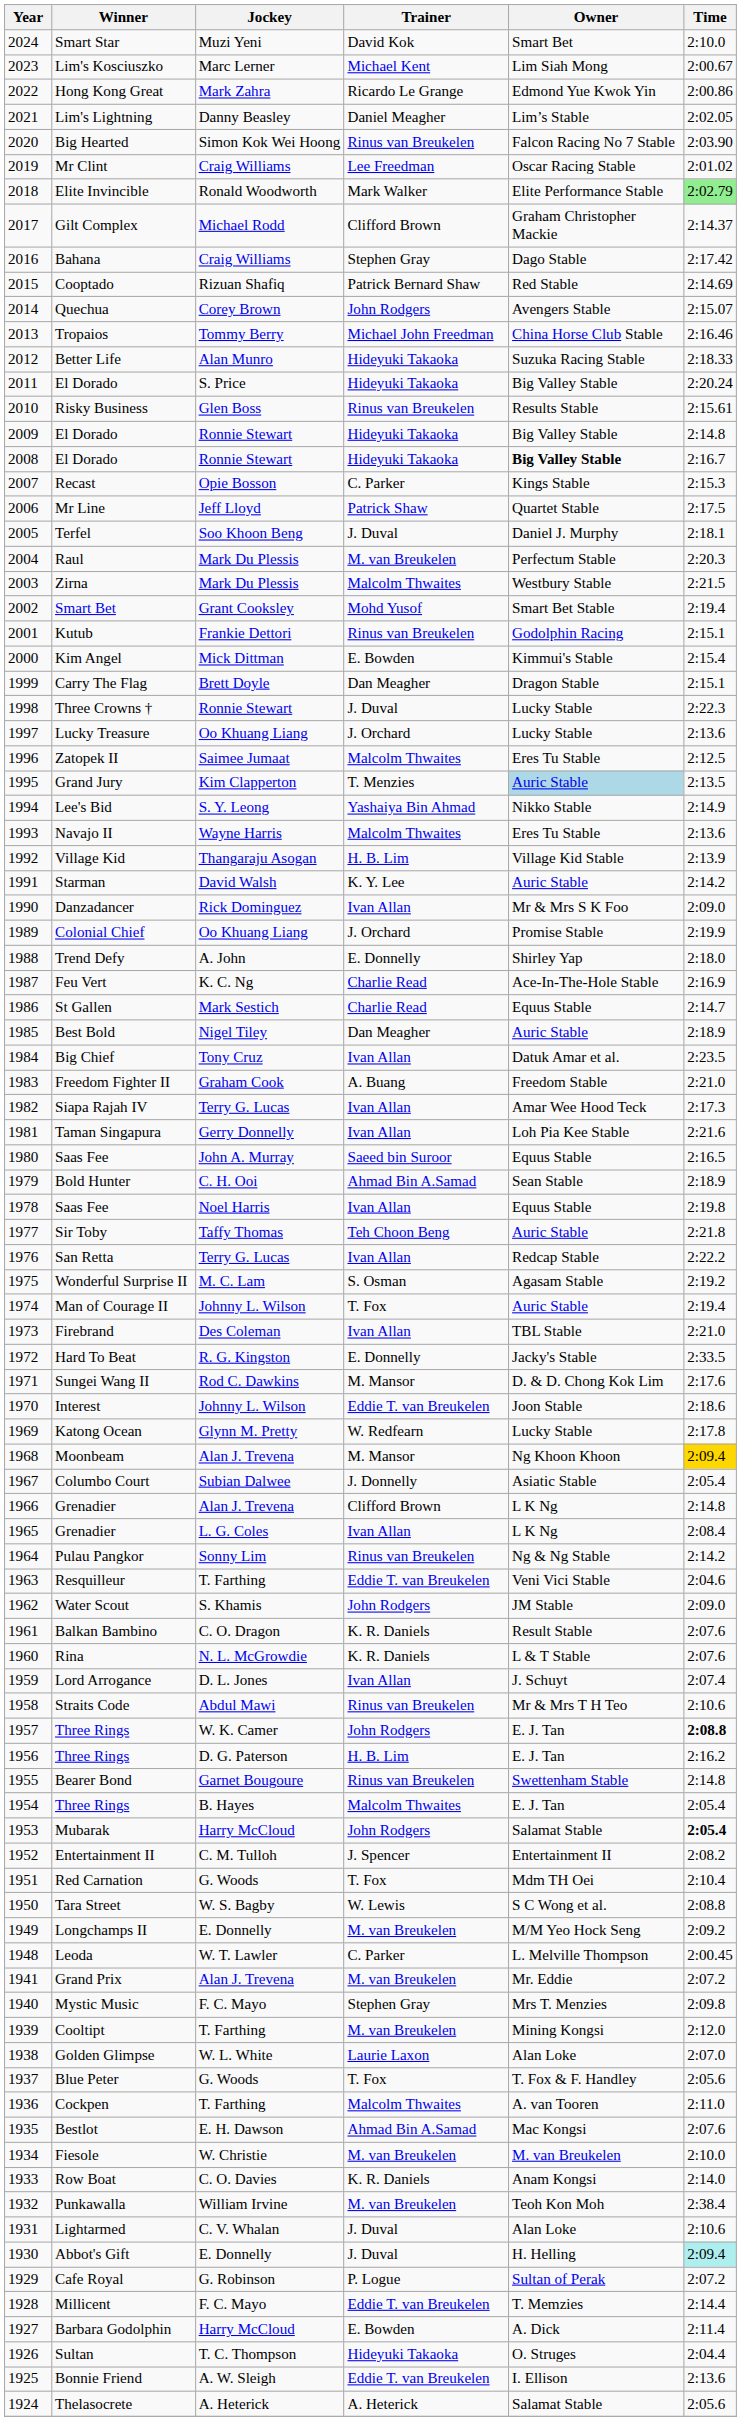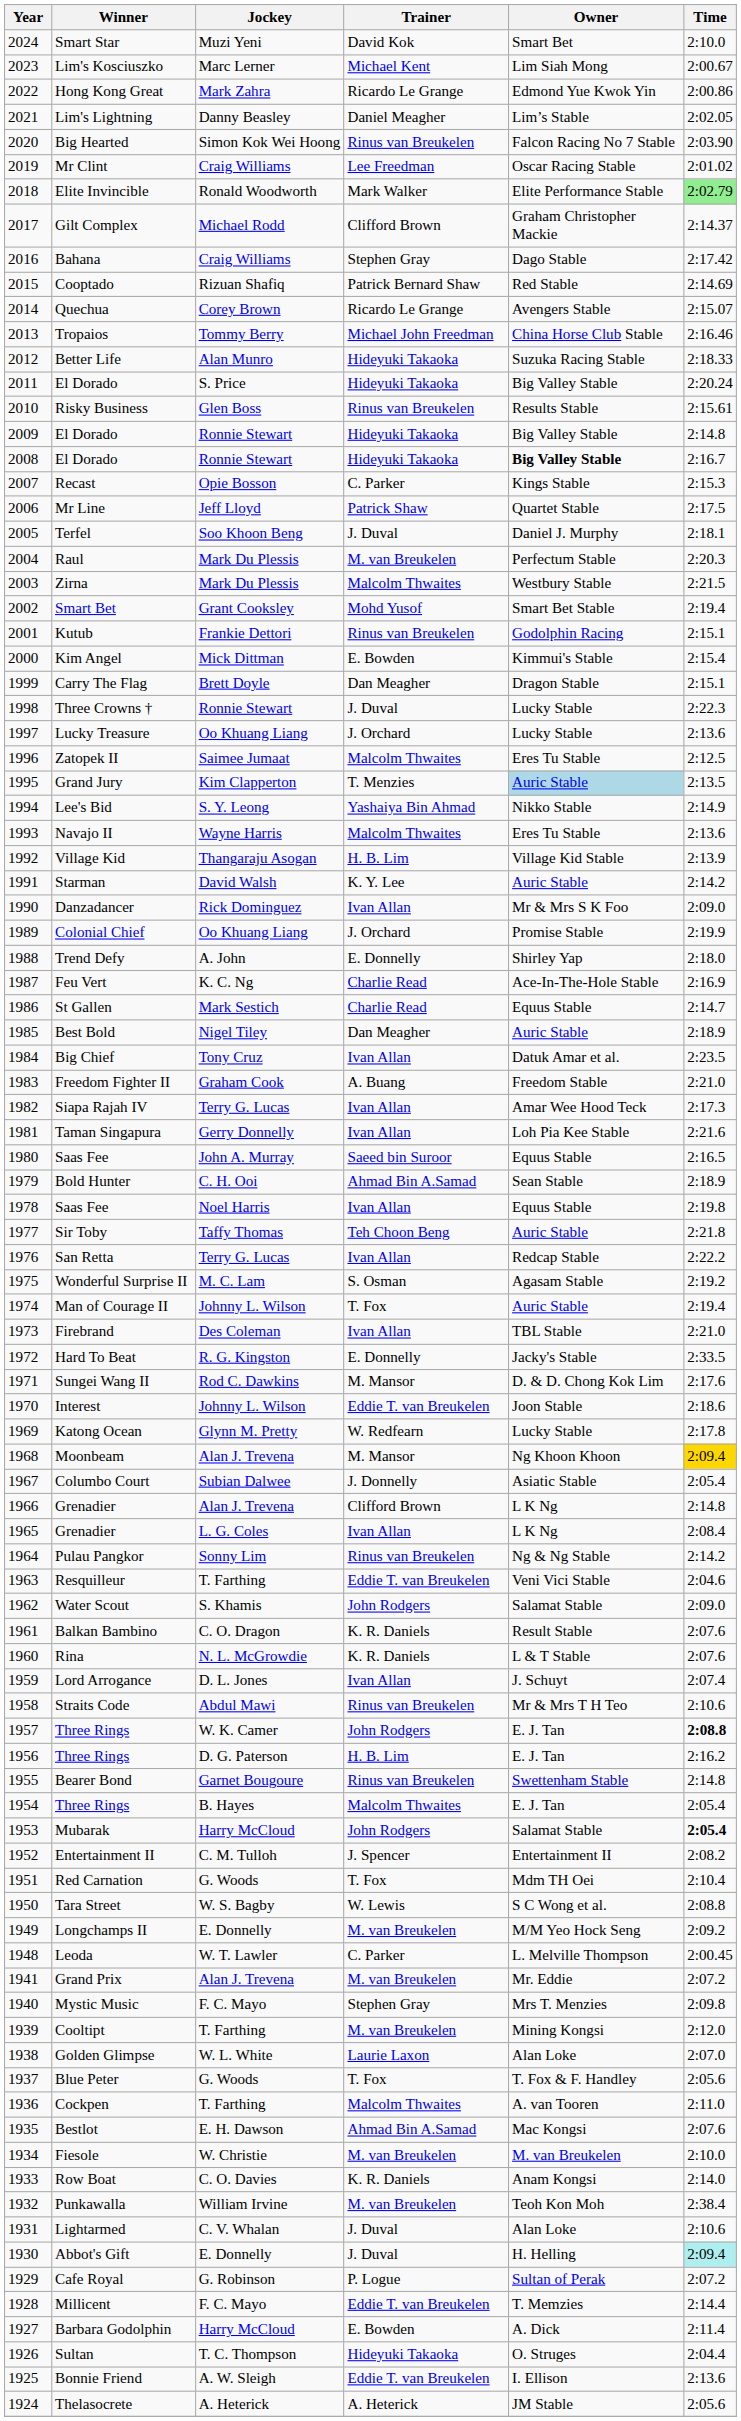(389, 309) John Rodgers -> (405, 309) Ricardo Le Grange
(543, 1606) JM Stable -> (557, 1606) Salamat Stable
(557, 2404) Salamat Stable -> (543, 2404) JM Stable
